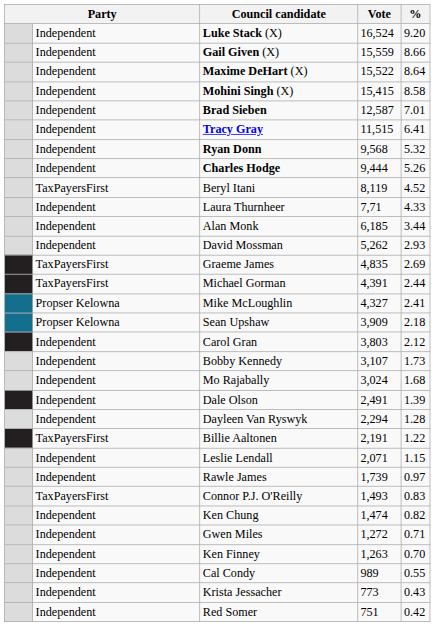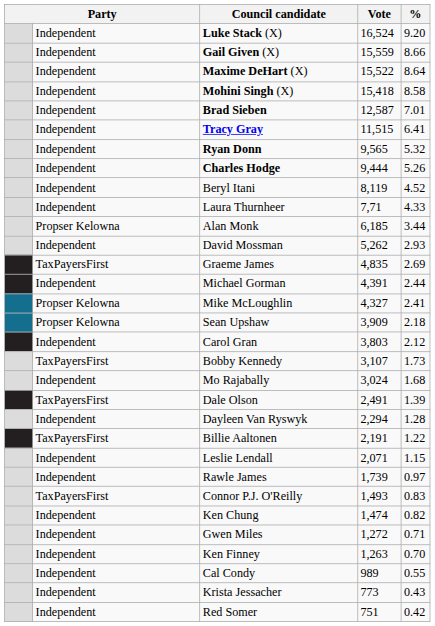(377, 91) 15,415 -> (377, 91) 15,418
(374, 149) 9,568 -> (374, 149) 9,565
(72, 187) TaxPayersFirst -> (66, 187) Independent
(66, 226) Independent -> (78, 226) Propser Kelowna
(72, 284) TaxPayersFirst -> (66, 284) Independent
(66, 361) Independent -> (72, 361) TaxPayersFirst
(66, 399) Independent -> (72, 399) TaxPayersFirst
